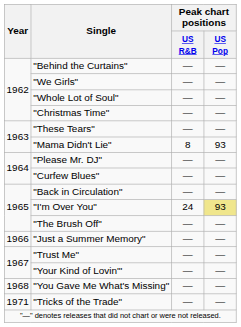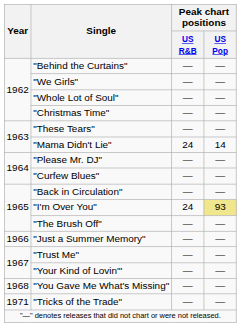(188, 144) 8 -> (188, 144) 24
(220, 144) 93 -> (220, 144) 14
